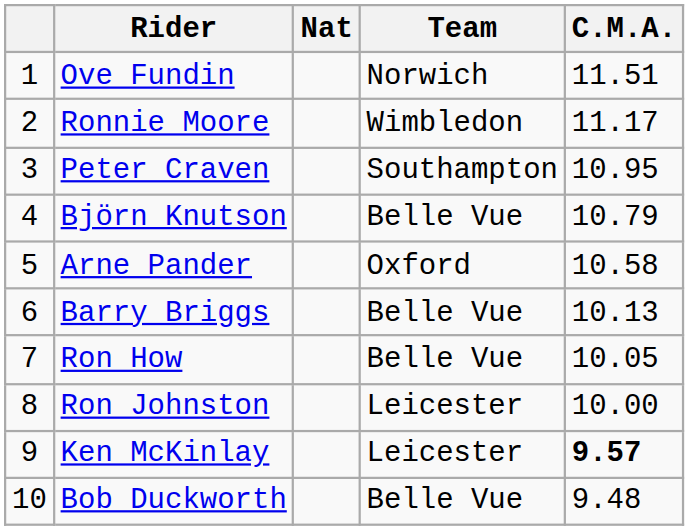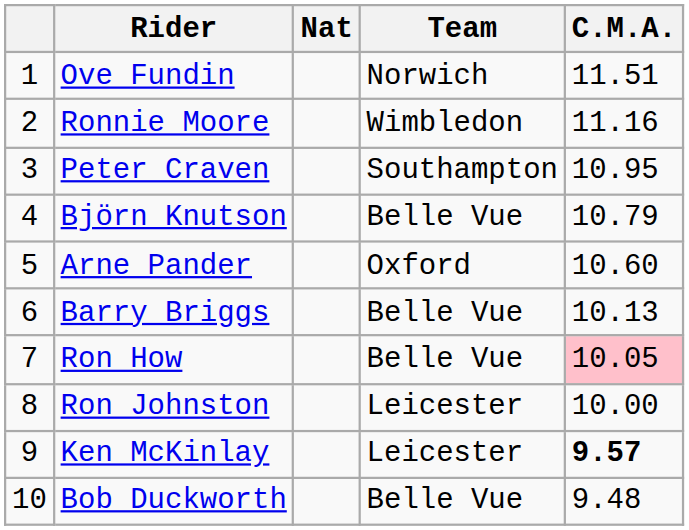(615, 123) 11.17 -> (615, 123) 11.16
(615, 265) 10.58 -> (615, 265) 10.60
(615, 359) no background -> (615, 359) pink background
